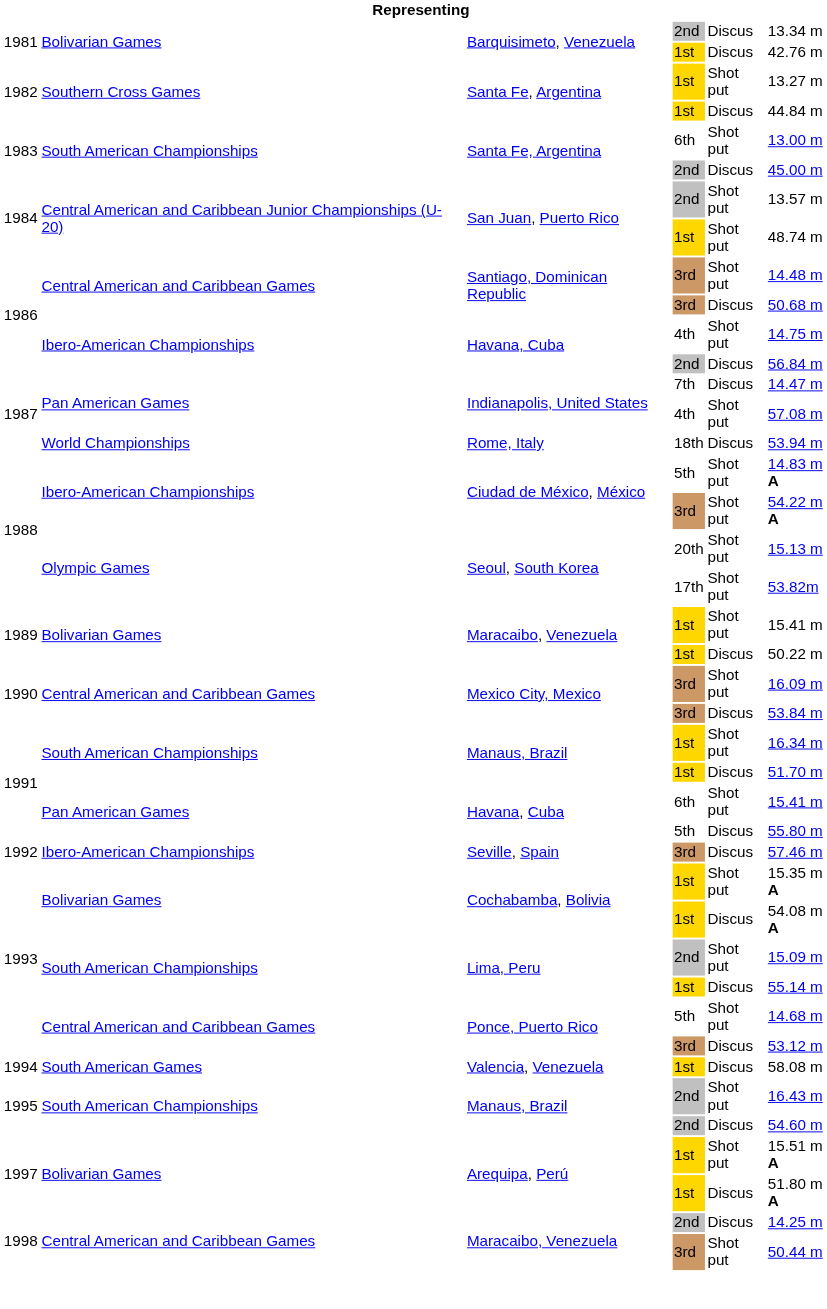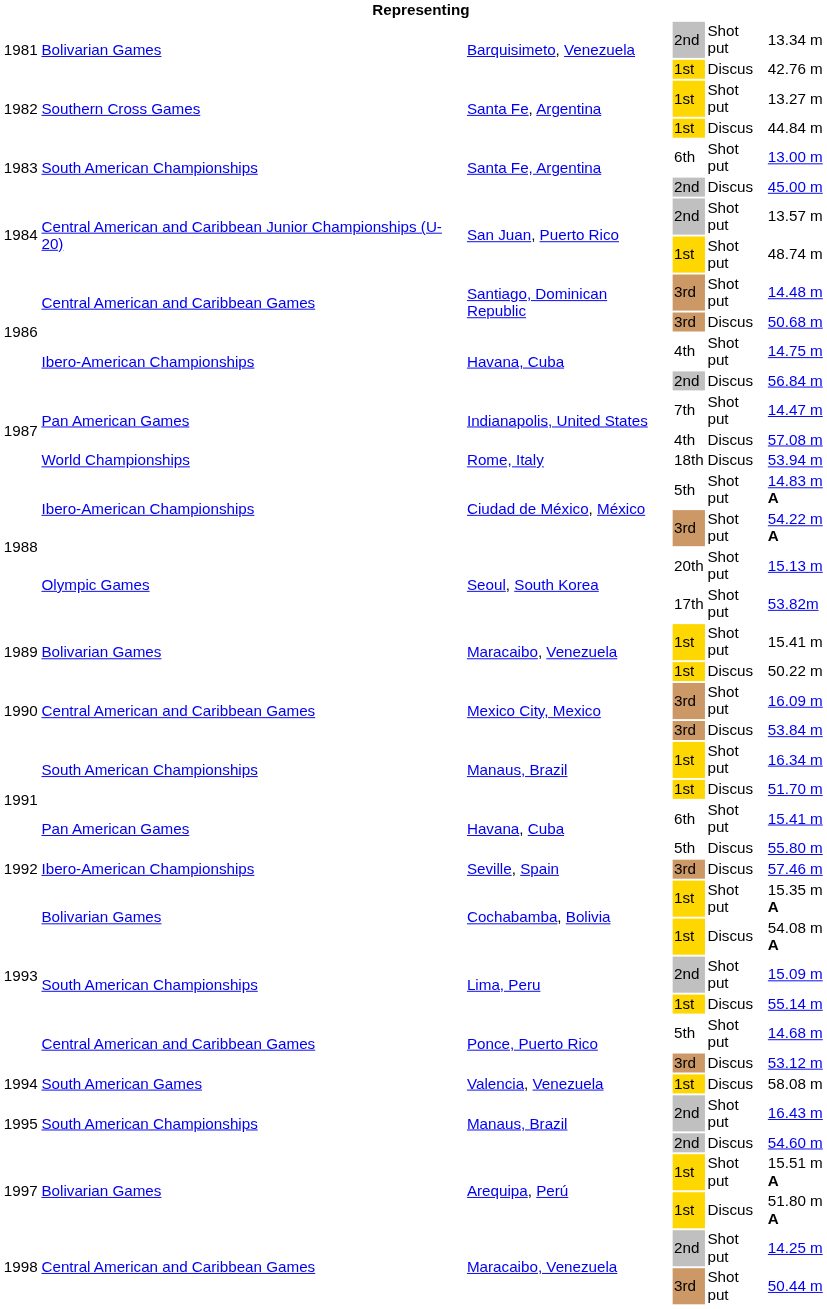(730, 31) Discus -> (723, 39) Shot put
(730, 384) Discus -> (723, 410) Shot put
(723, 414) Shot put -> (730, 439) Discus
(730, 1222) Discus -> (723, 1248) Shot put
